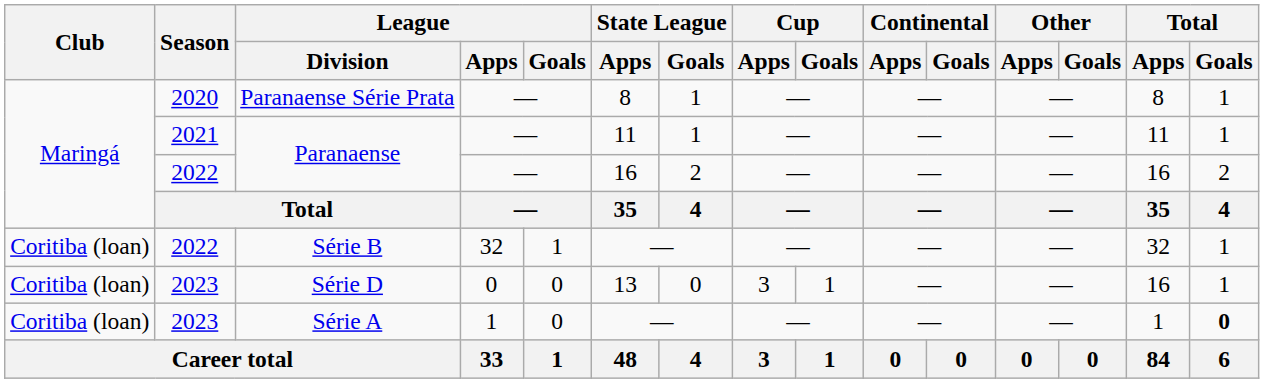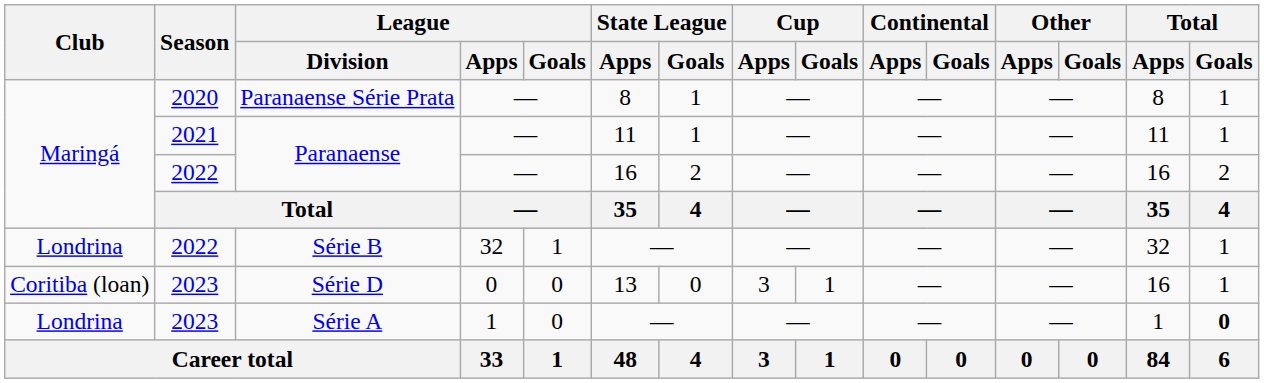(80, 246) Coritiba (loan) -> (80, 246) Londrina
(80, 321) Coritiba (loan) -> (80, 321) Londrina
